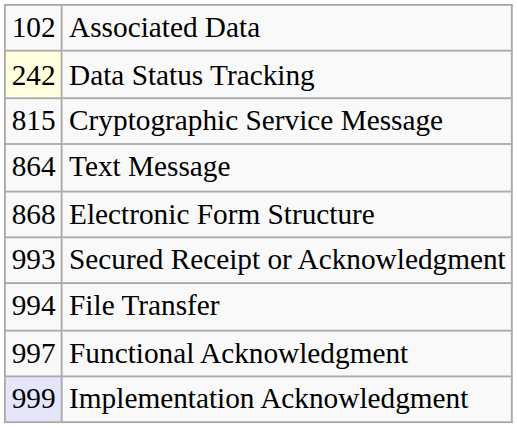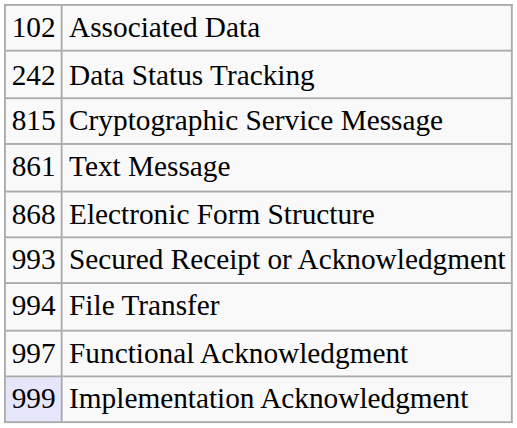(34, 74) lightyellow background -> (34, 74) no background
(34, 167) 864 -> (34, 167) 861
